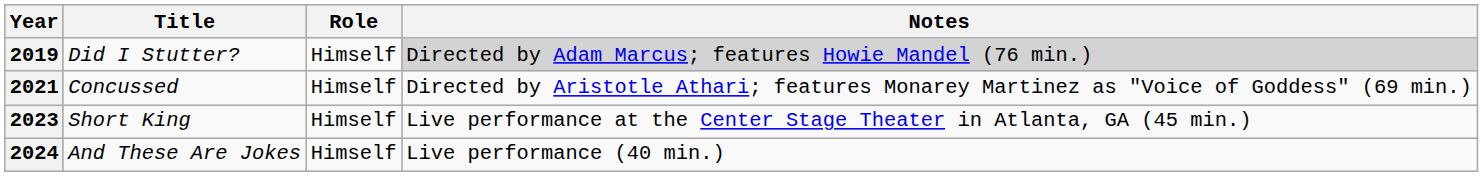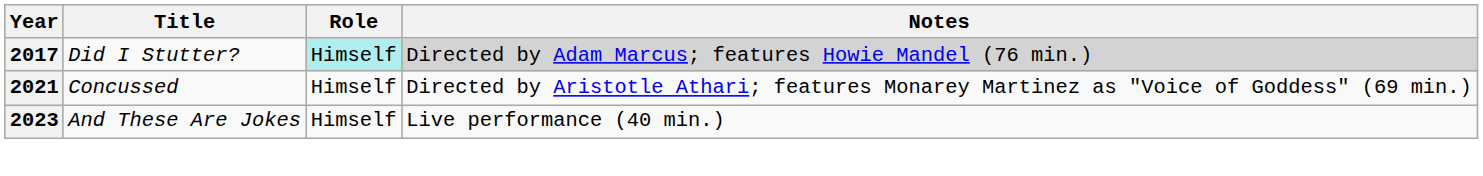(34, 55) 2019 -> (34, 55) 2017
(354, 55) no background -> (354, 55) paleturquoise background
- row: (130, 121)
(34, 154) 2024 -> (34, 121) 2023
